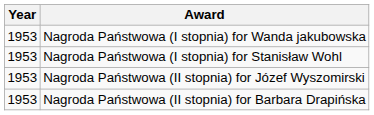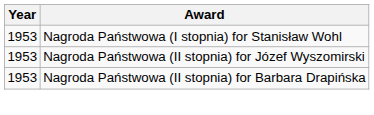- row: (205, 36)
